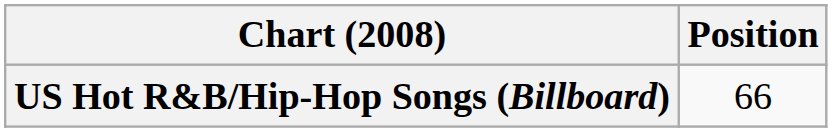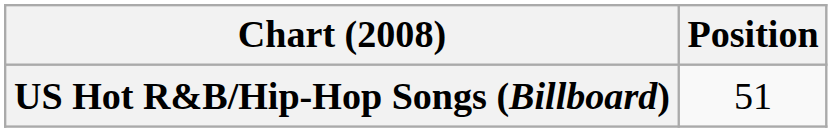(753, 95) 66 -> (753, 95) 51
